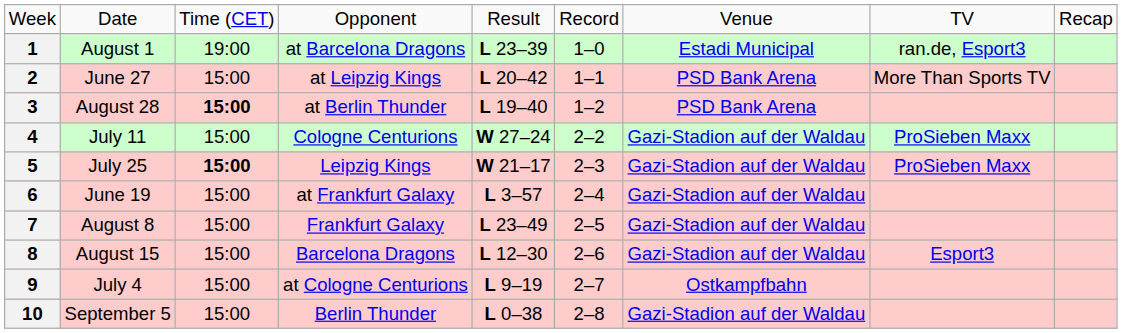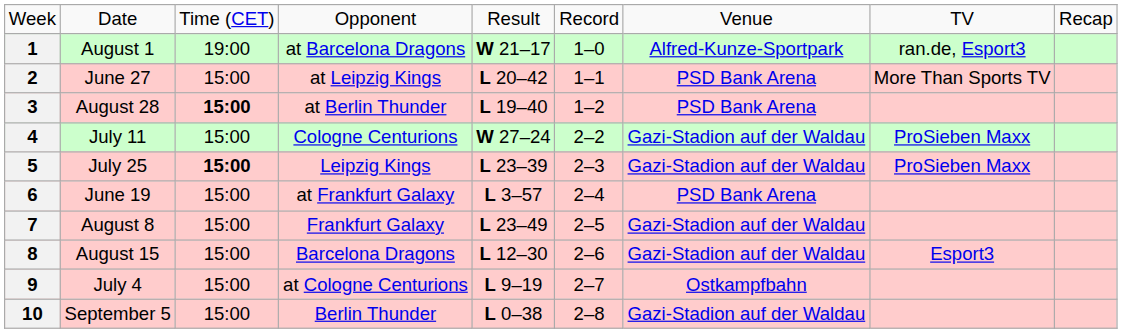(513, 48) L 23–39 -> (513, 48) W 21–17
(746, 48) Estadi Municipal -> (746, 48) Alfred-Kunze-Sportpark
(513, 166) W 21–17 -> (513, 166) L 23–39
(746, 195) Gazi-Stadion auf der Waldau -> (746, 195) PSD Bank Arena
